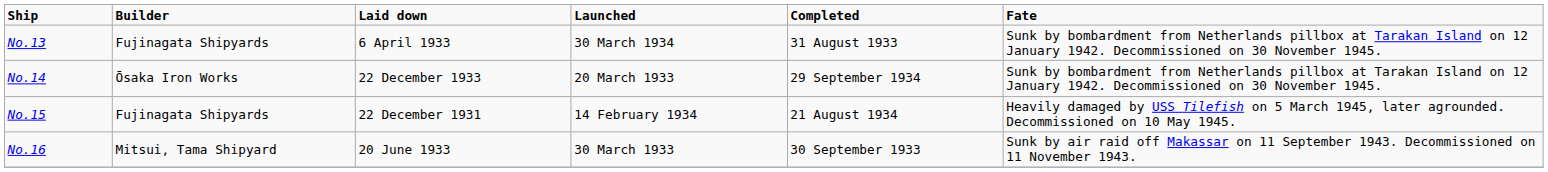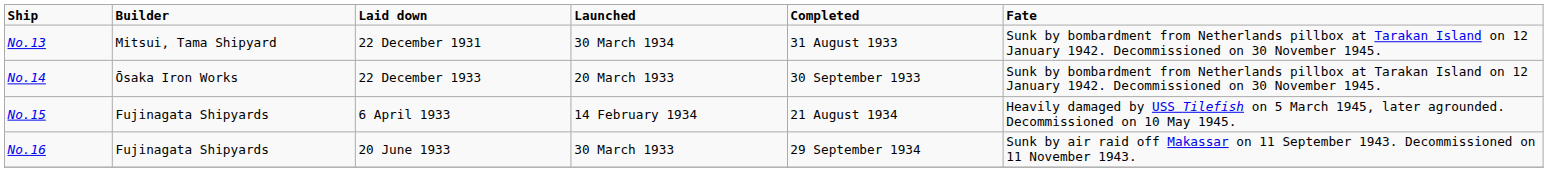(192, 43) Fujinagata Shipyards -> (196, 43) Mitsui, Tama Shipyard
(404, 43) 6 April 1933 -> (420, 43) 22 December 1931
(855, 78) 29 September 1934 -> (855, 78) 30 September 1933
(420, 114) 22 December 1931 -> (404, 114) 6 April 1933
(196, 149) Mitsui, Tama Shipyard -> (192, 149) Fujinagata Shipyards
(855, 149) 30 September 1933 -> (855, 149) 29 September 1934
